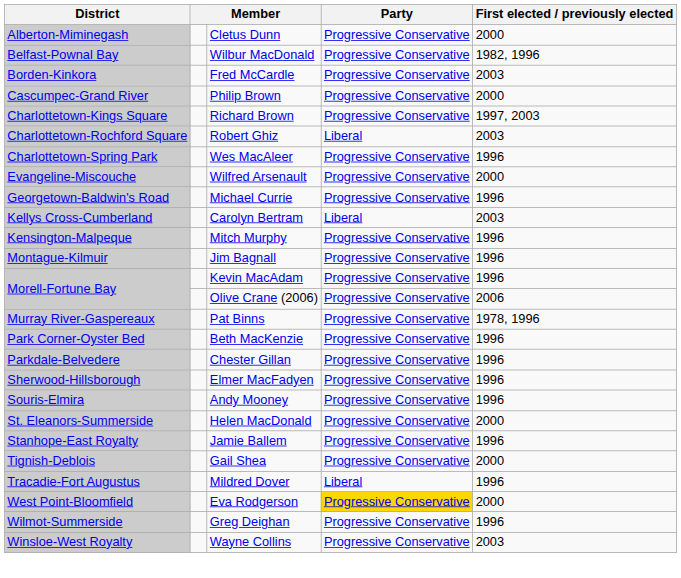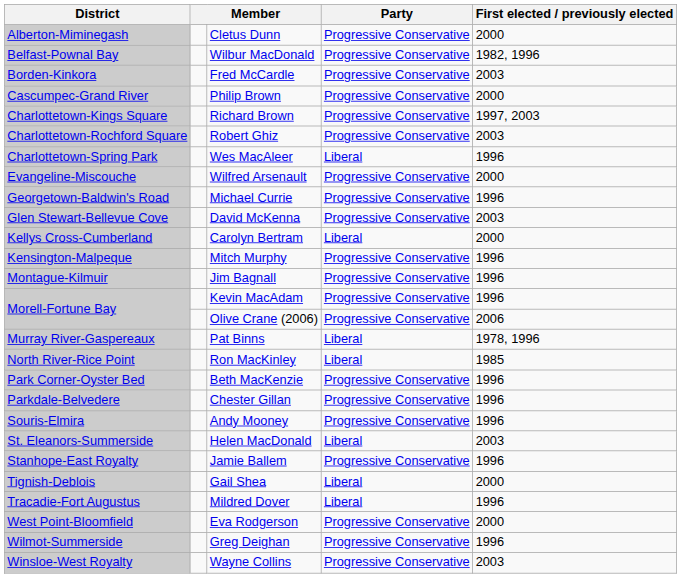(343, 136) Liberal -> (397, 136) Progressive Conservative
(397, 156) Progressive Conservative -> (343, 156) Liberal
+ row: (255, 217)
(490, 217) 2003 -> (490, 237) 2000
(397, 319) Progressive Conservative -> (343, 339) Liberal
+ row: (253, 359)
- row: (262, 380)
(397, 420) Progressive Conservative -> (343, 440) Liberal
(490, 420) 2000 -> (490, 440) 2003
(397, 461) Progressive Conservative -> (343, 481) Liberal
(397, 501) gold background -> (397, 522) no background
